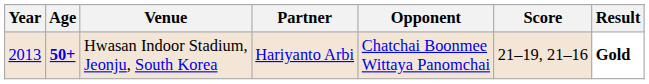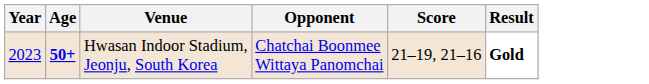- column: (305, 18)
(25, 55) 2013 -> (25, 55) 2023
